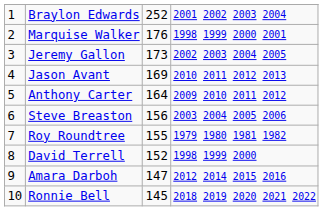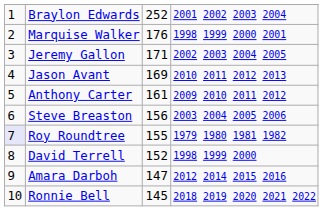(157, 55) 173 -> (157, 55) 171
(157, 95) 164 -> (157, 95) 161
(11, 135) no background -> (11, 135) lavender background
